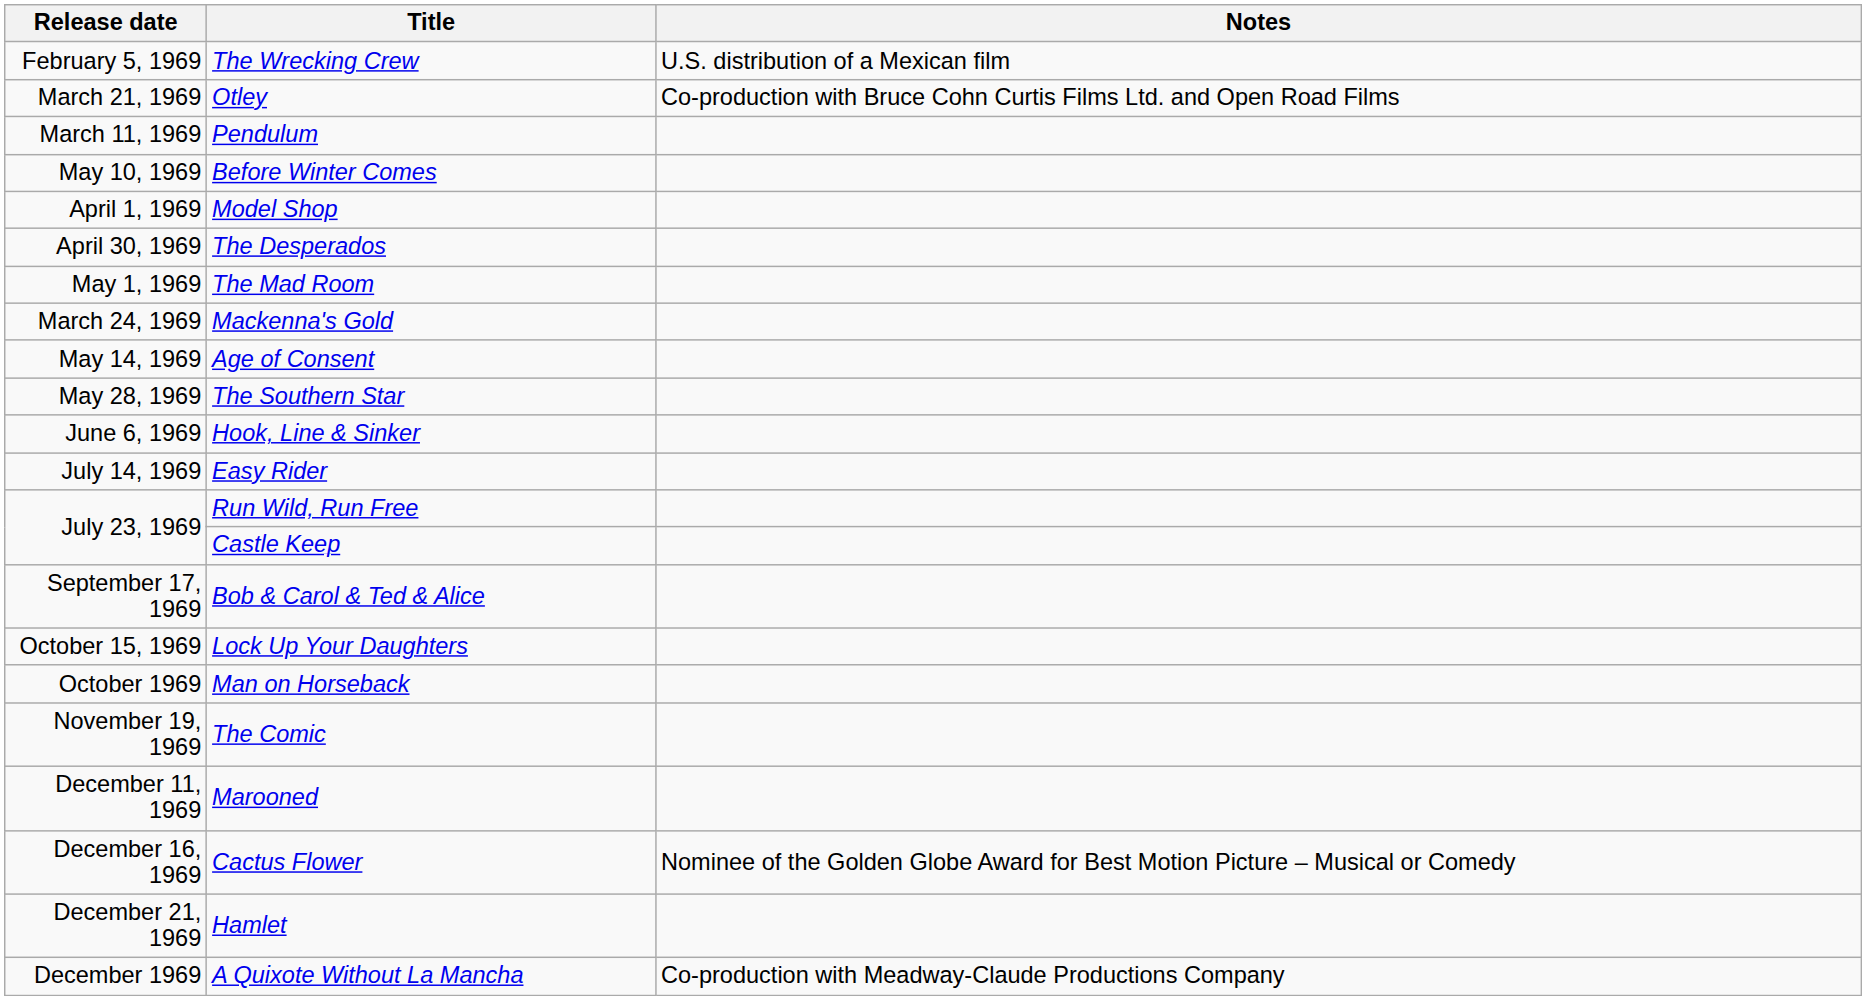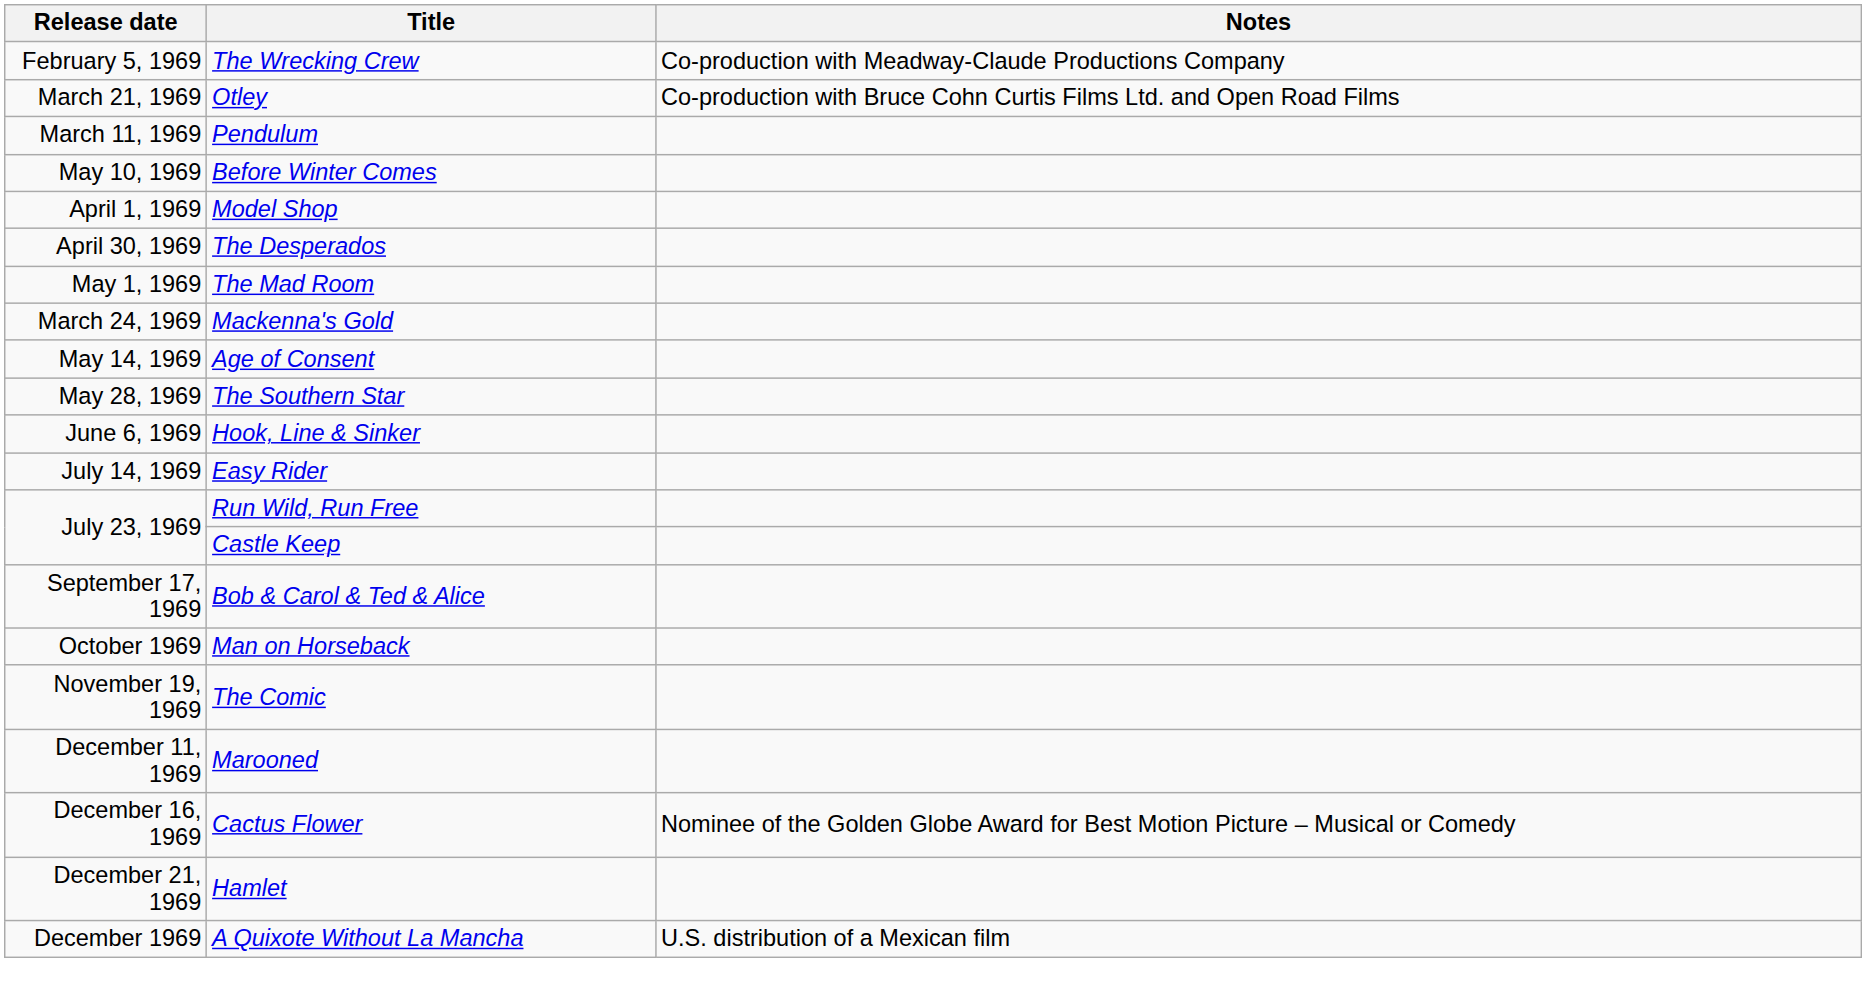(836, 60) U.S. distribution of a Mexican film -> (973, 60) Co-production with Meadway-Claude Productions Company
- row: (340, 646)
(973, 976) Co-production with Meadway-Claude Productions Company -> (836, 938) U.S. distribution of a Mexican film
